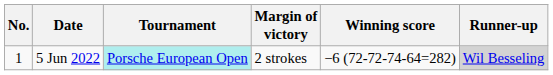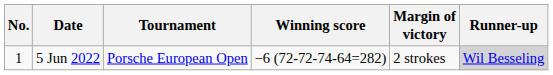columns swapped: (390, 25) <-> (286, 25)
(177, 58) paleturquoise background -> (177, 58) no background
